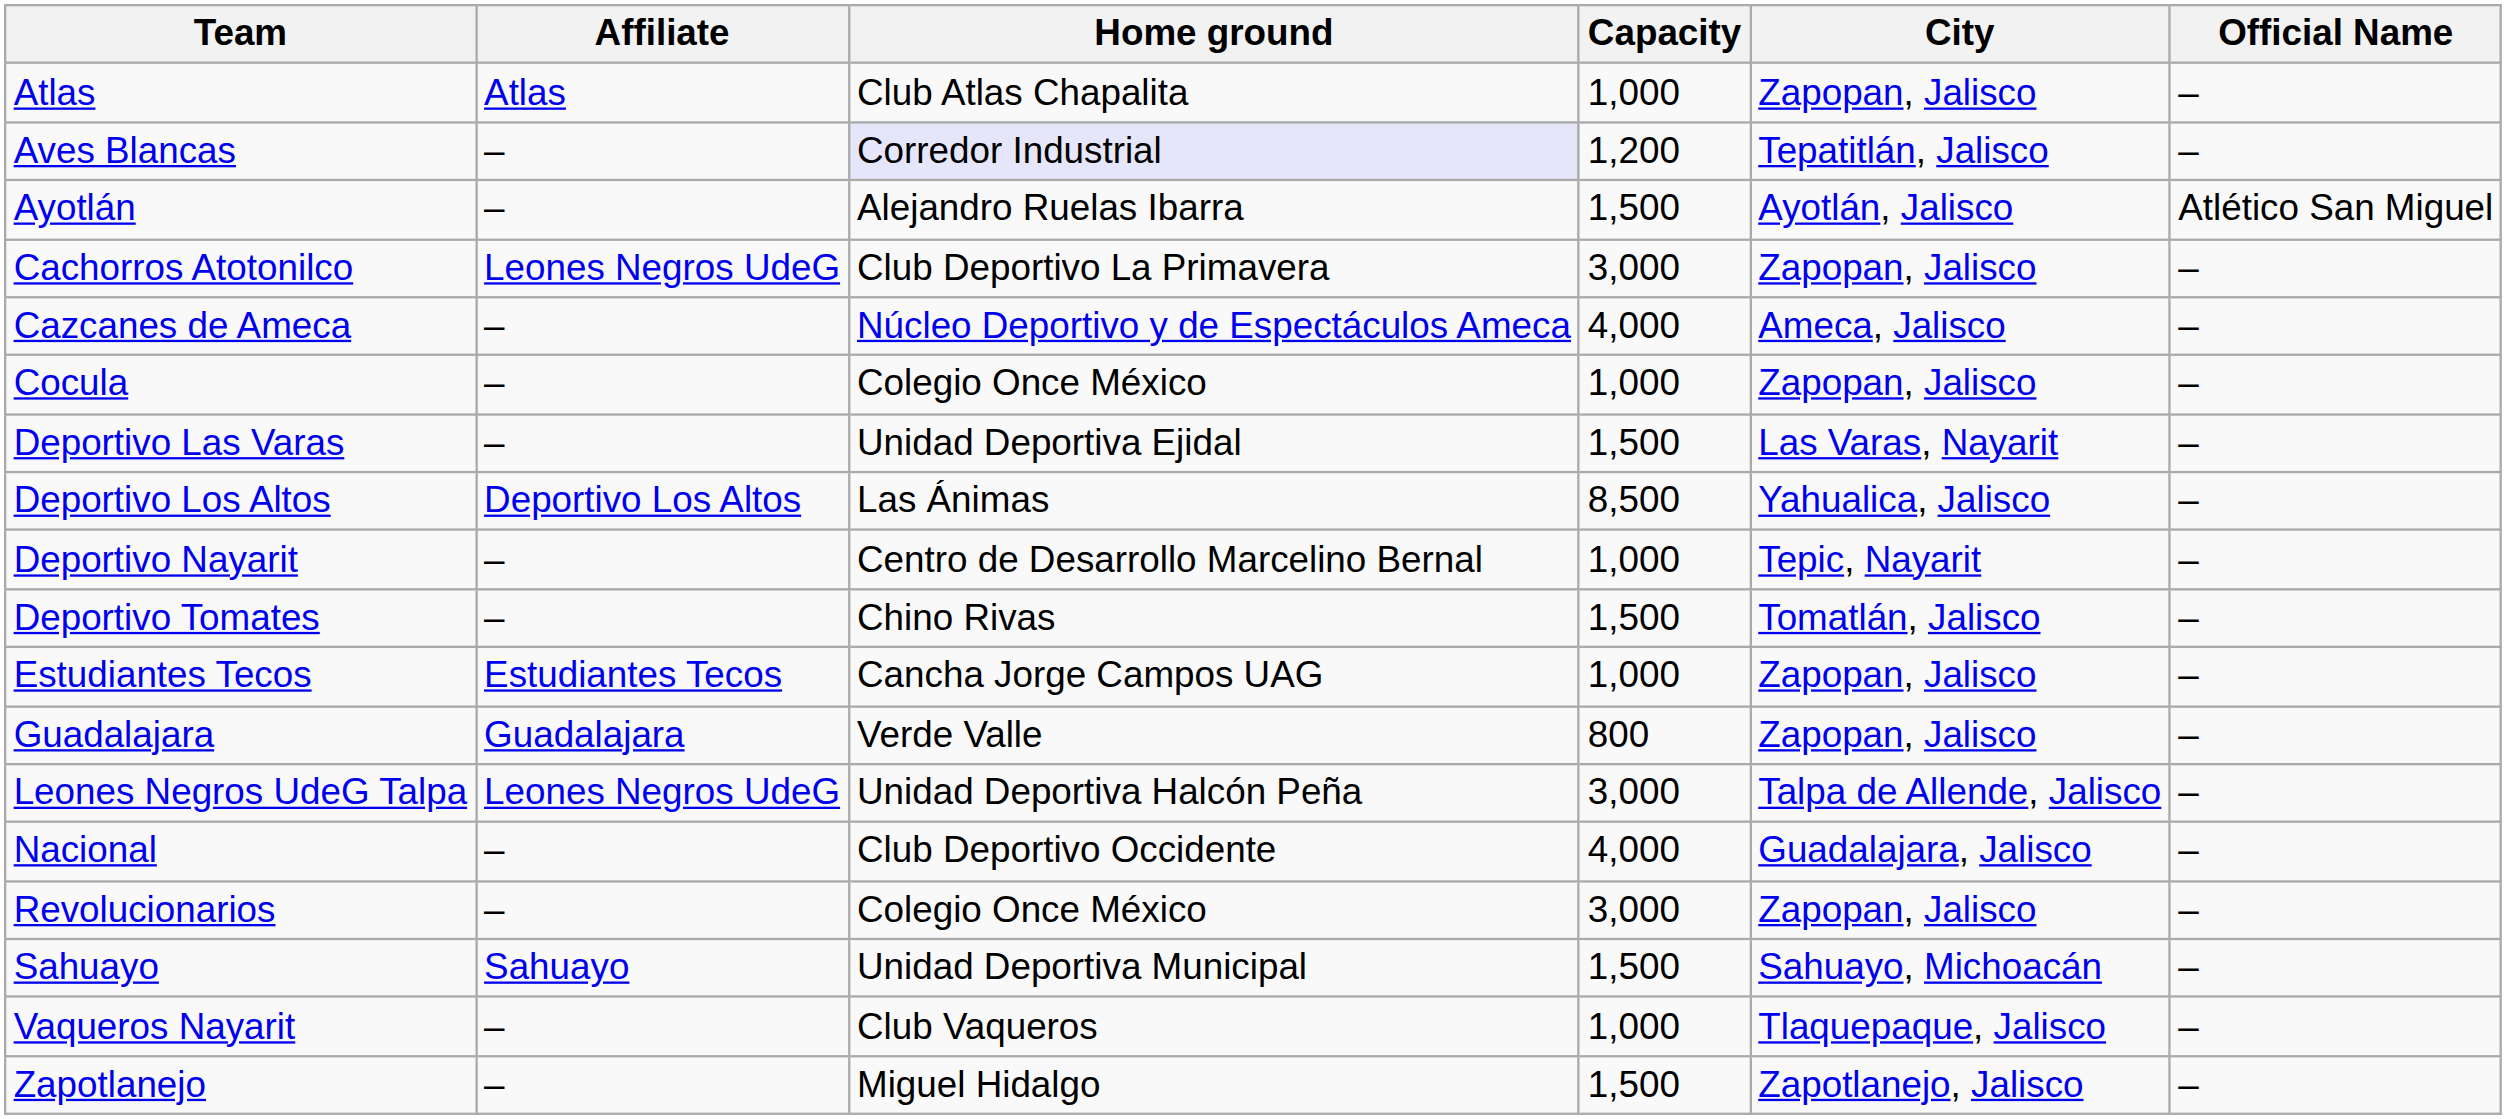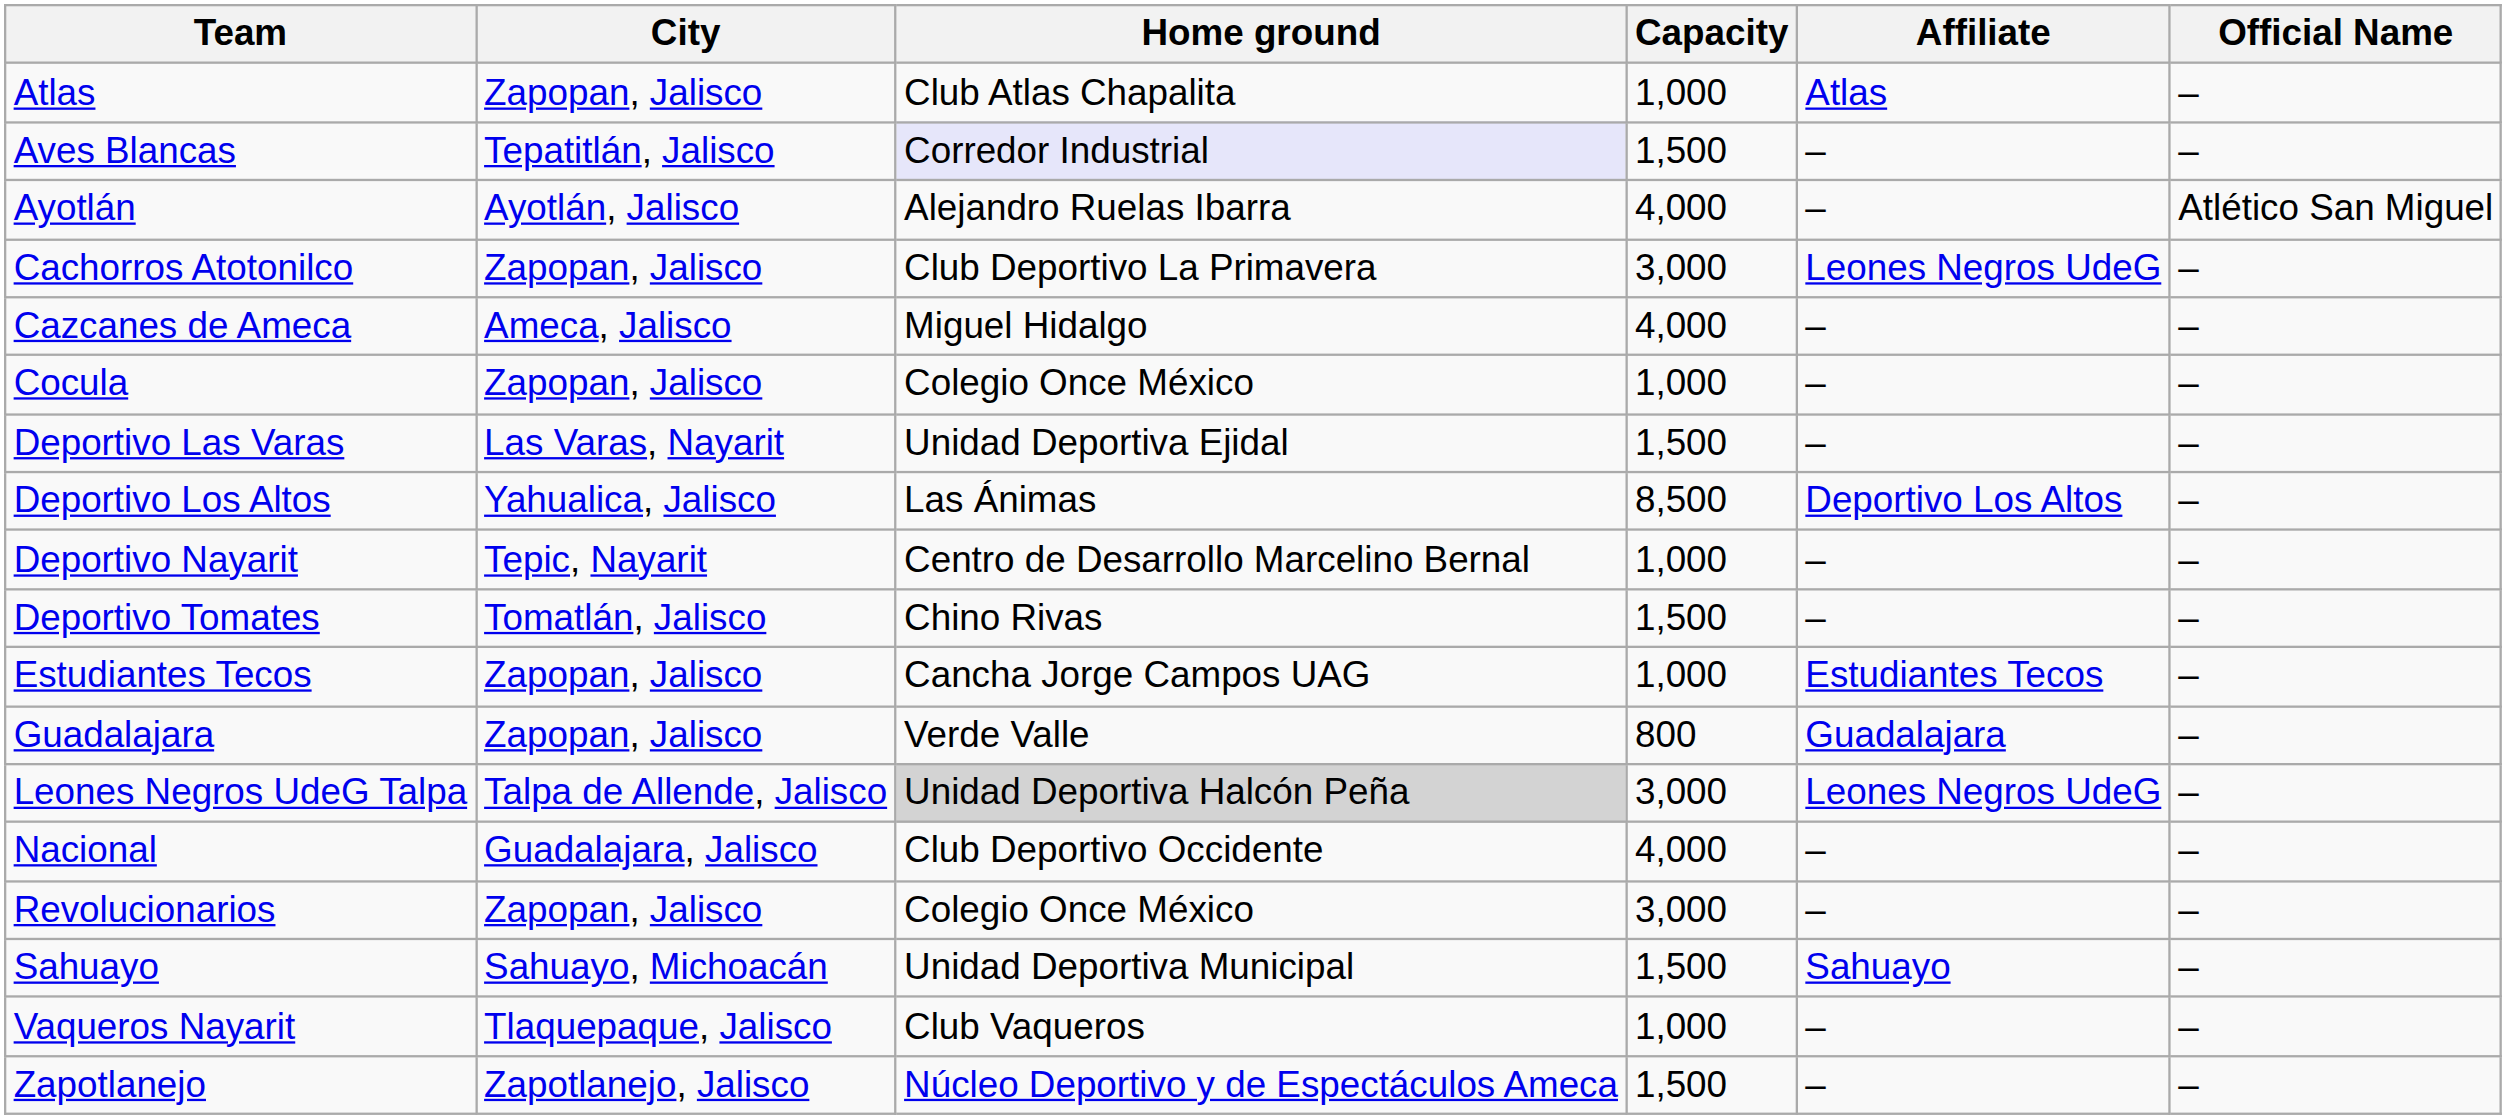columns swapped: (1960, 33) <-> (662, 33)
(1634, 150) 1,200 -> (1681, 150) 1,500
(1634, 208) 1,500 -> (1681, 208) 4,000
(1214, 325) Núcleo Deportivo y de Espectáculos Ameca -> (1026, 325) Miguel Hidalgo
(1110, 792) no background -> (1157, 792) lightgrey background
(979, 1084) Miguel Hidalgo -> (1261, 1084) Núcleo Deportivo y de Espectáculos Ameca
